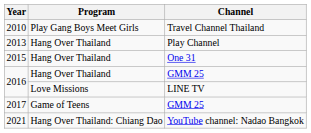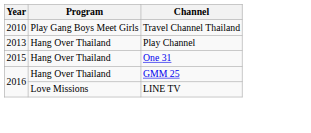- row: (16, 105)
- row: (16, 120)
